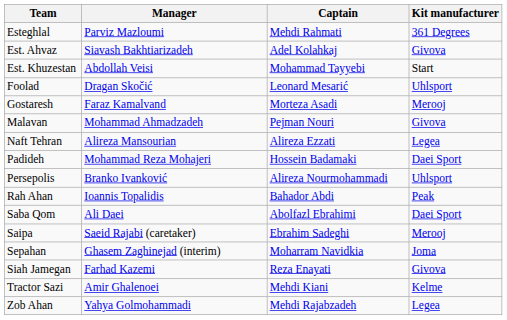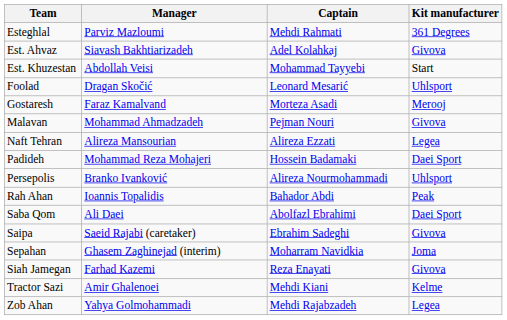(429, 232) Merooj -> (429, 232) Givova
